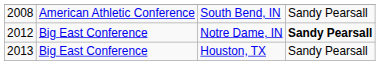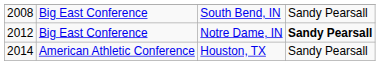(117, 13) American Athletic Conference -> (93, 13) Big East Conference
(20, 51) 2013 -> (20, 51) 2014
(93, 51) Big East Conference -> (117, 51) American Athletic Conference
